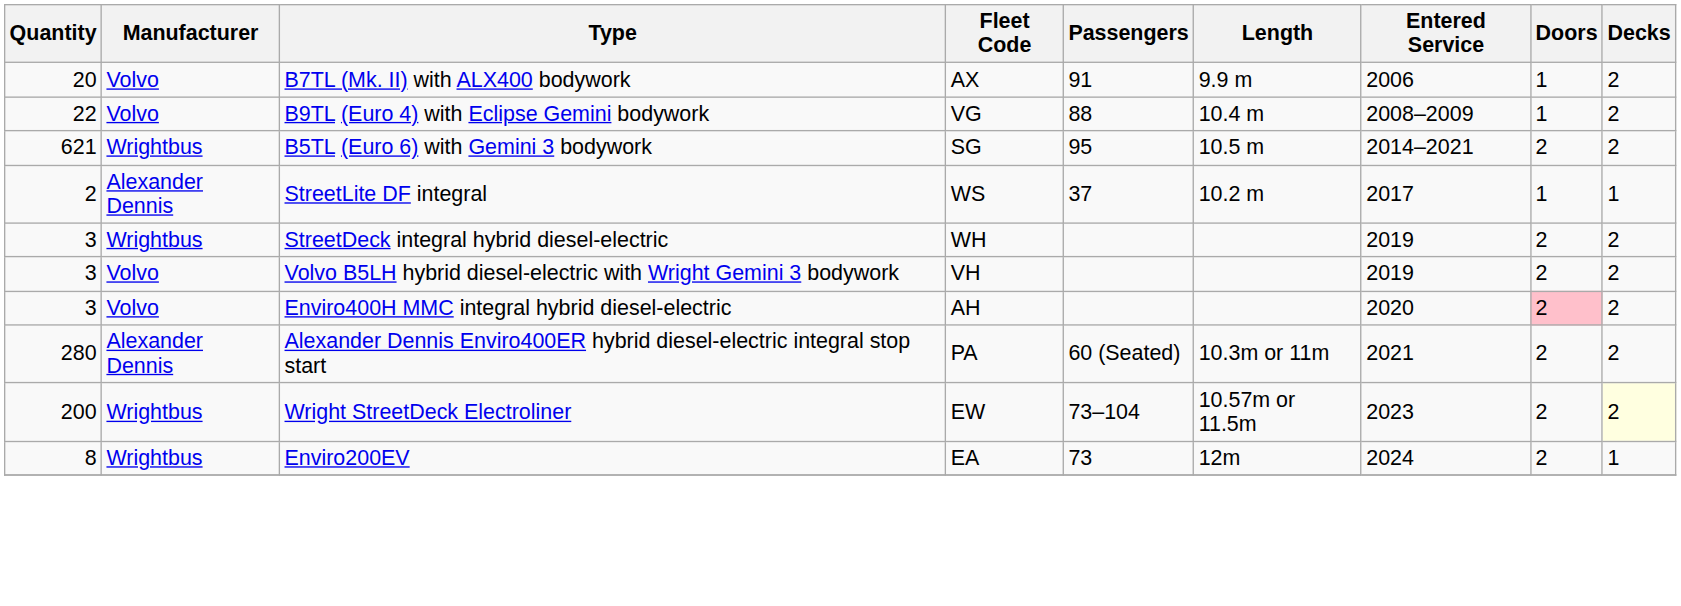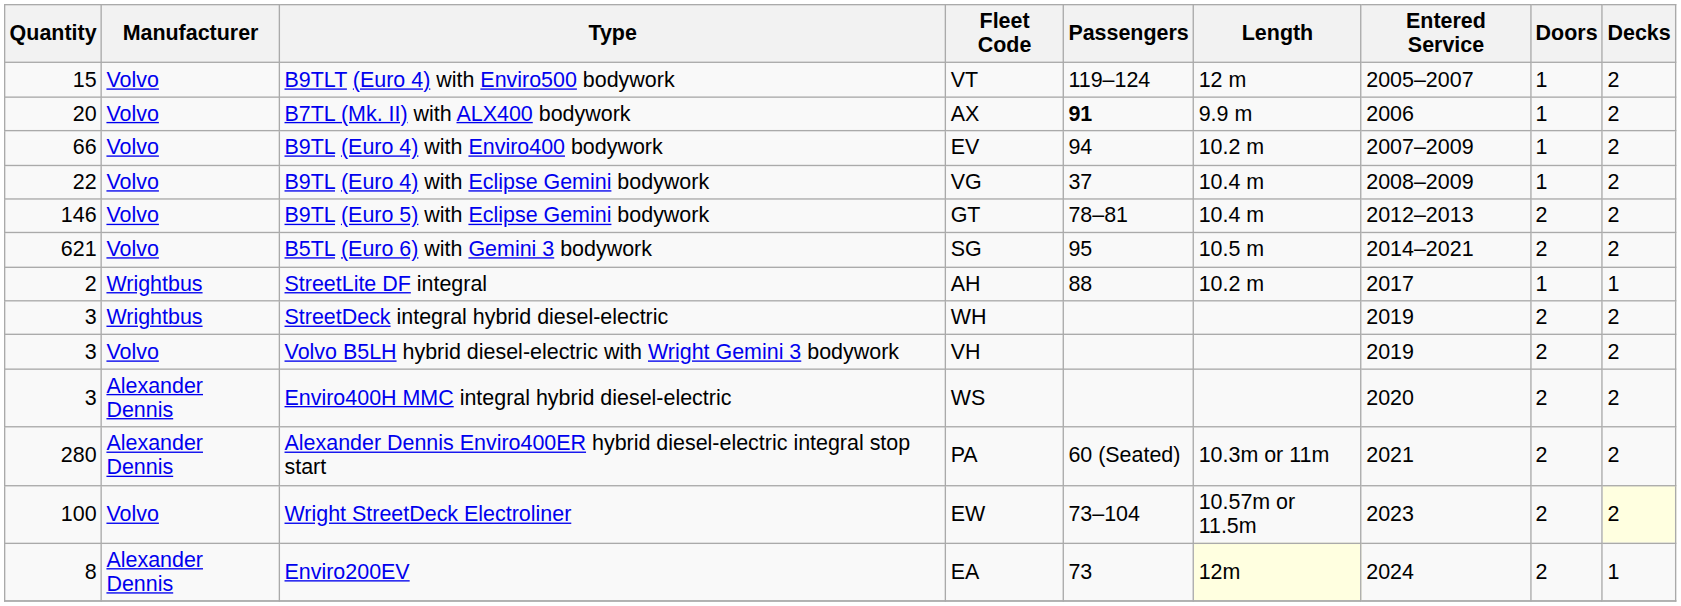+ row: (480, 79)
(1080, 79) normal -> (1080, 113) bold
+ row: (474, 147)
(1080, 113) 88 -> (1080, 181) 37
+ row: (497, 215)
(155, 147) Wrightbus -> (133, 249) Volvo
(155, 193) Alexander Dennis -> (155, 283) Wrightbus
(968, 193) WS -> (966, 283) AH
(1080, 193) 37 -> (1080, 283) 88
(133, 307) Volvo -> (155, 397) Alexander Dennis
(966, 307) AH -> (968, 397) WS
(1542, 307) pink background -> (1542, 397) no background
(79, 411) 200 -> (79, 513) 100
(155, 411) Wrightbus -> (133, 513) Volvo
(155, 458) Wrightbus -> (155, 572) Alexander Dennis
(1220, 458) no background -> (1220, 572) lightyellow background
